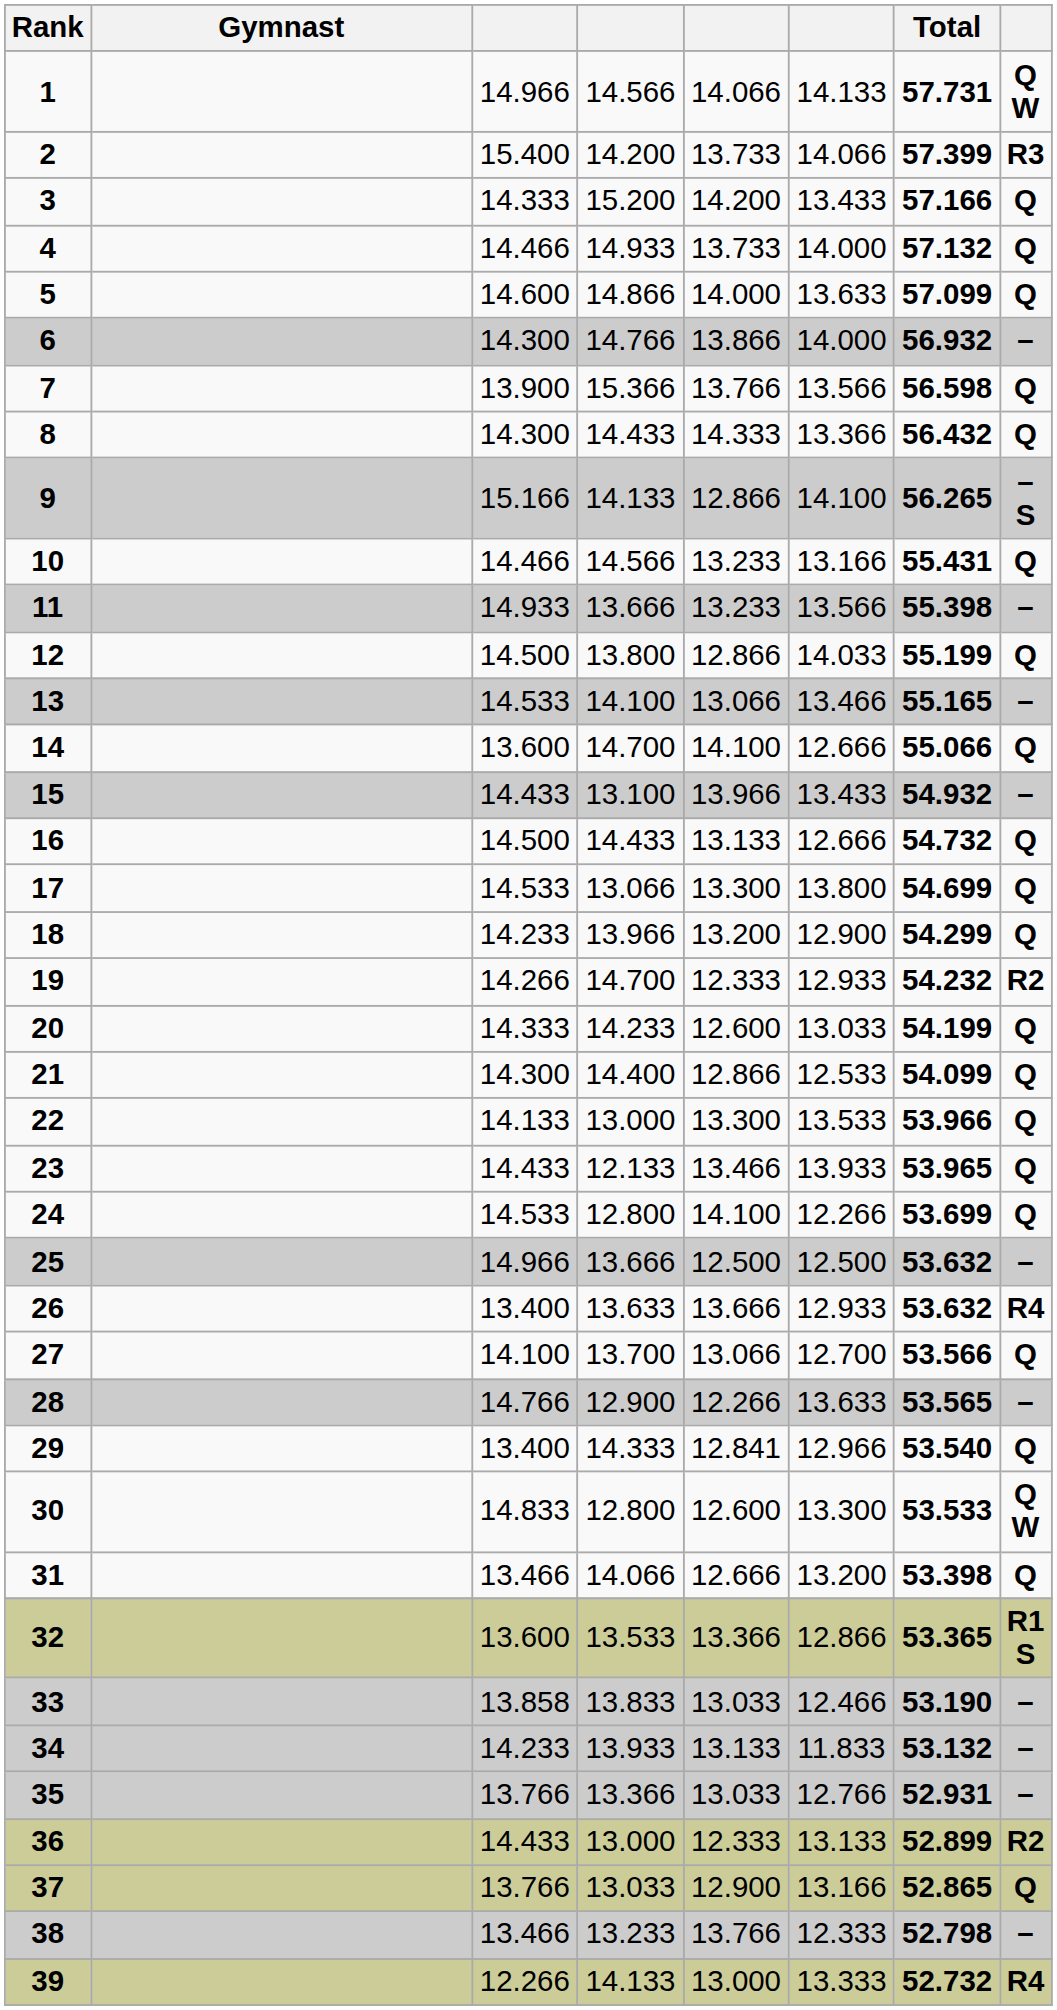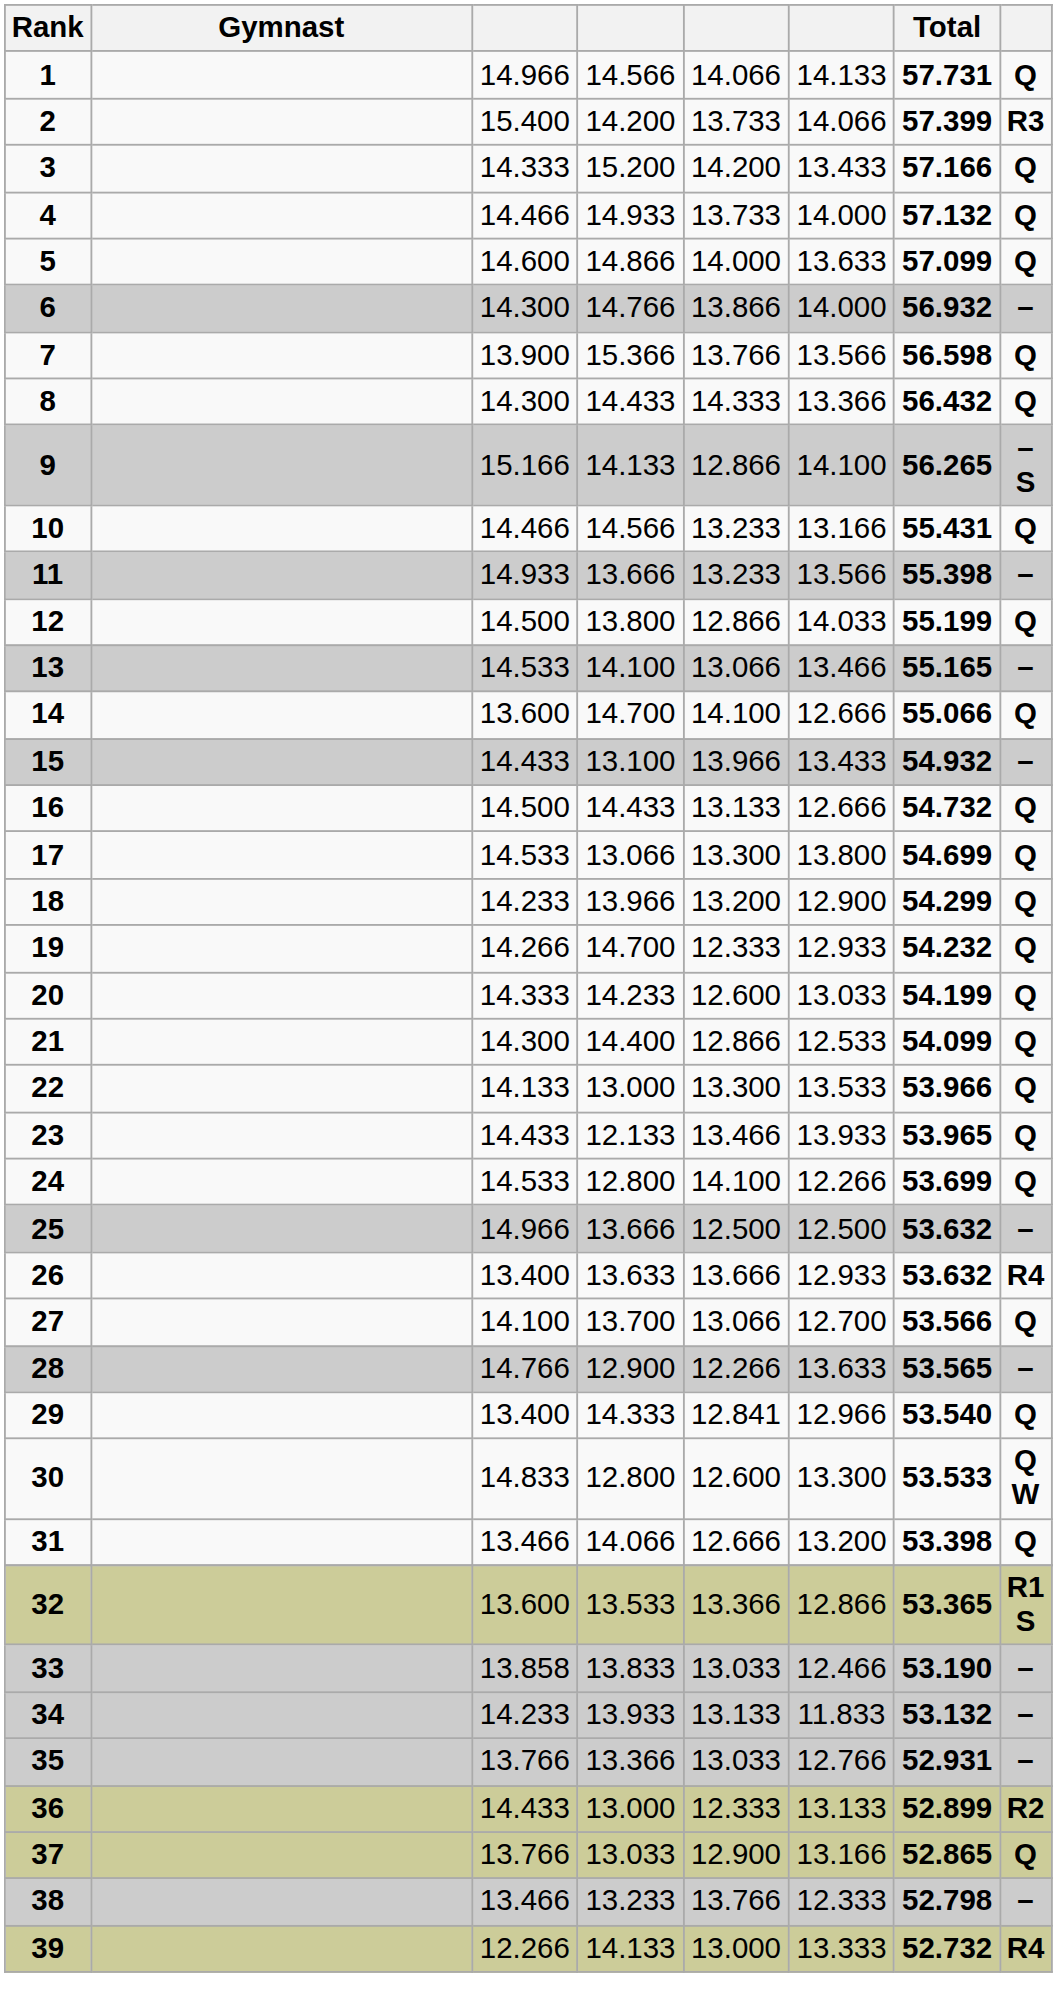(1026, 91) Q W -> (1026, 74) Q
(1026, 981) R2 -> (1026, 948) Q
